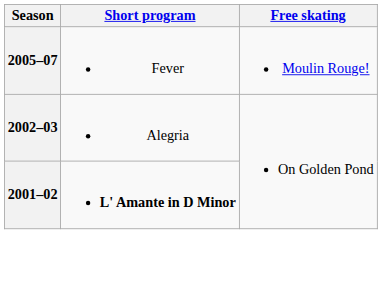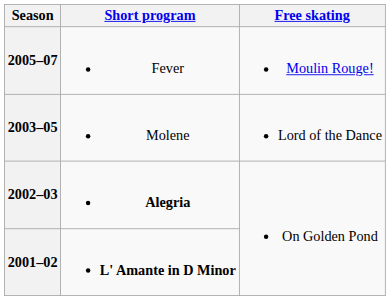+ row: (33, 127)
(150, 136) normal -> (150, 203) bold
